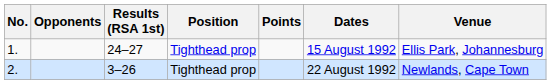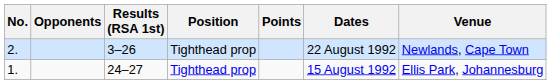rows swapped: (13, 49) <-> (13, 69)
